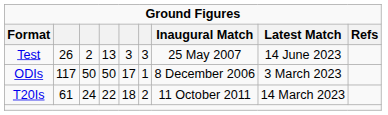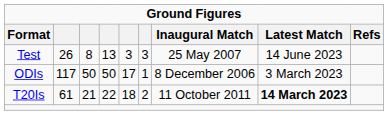(89, 54) 2 -> (89, 54) 8
(89, 94) 24 -> (89, 94) 21
(303, 94) normal -> (304, 94) bold
